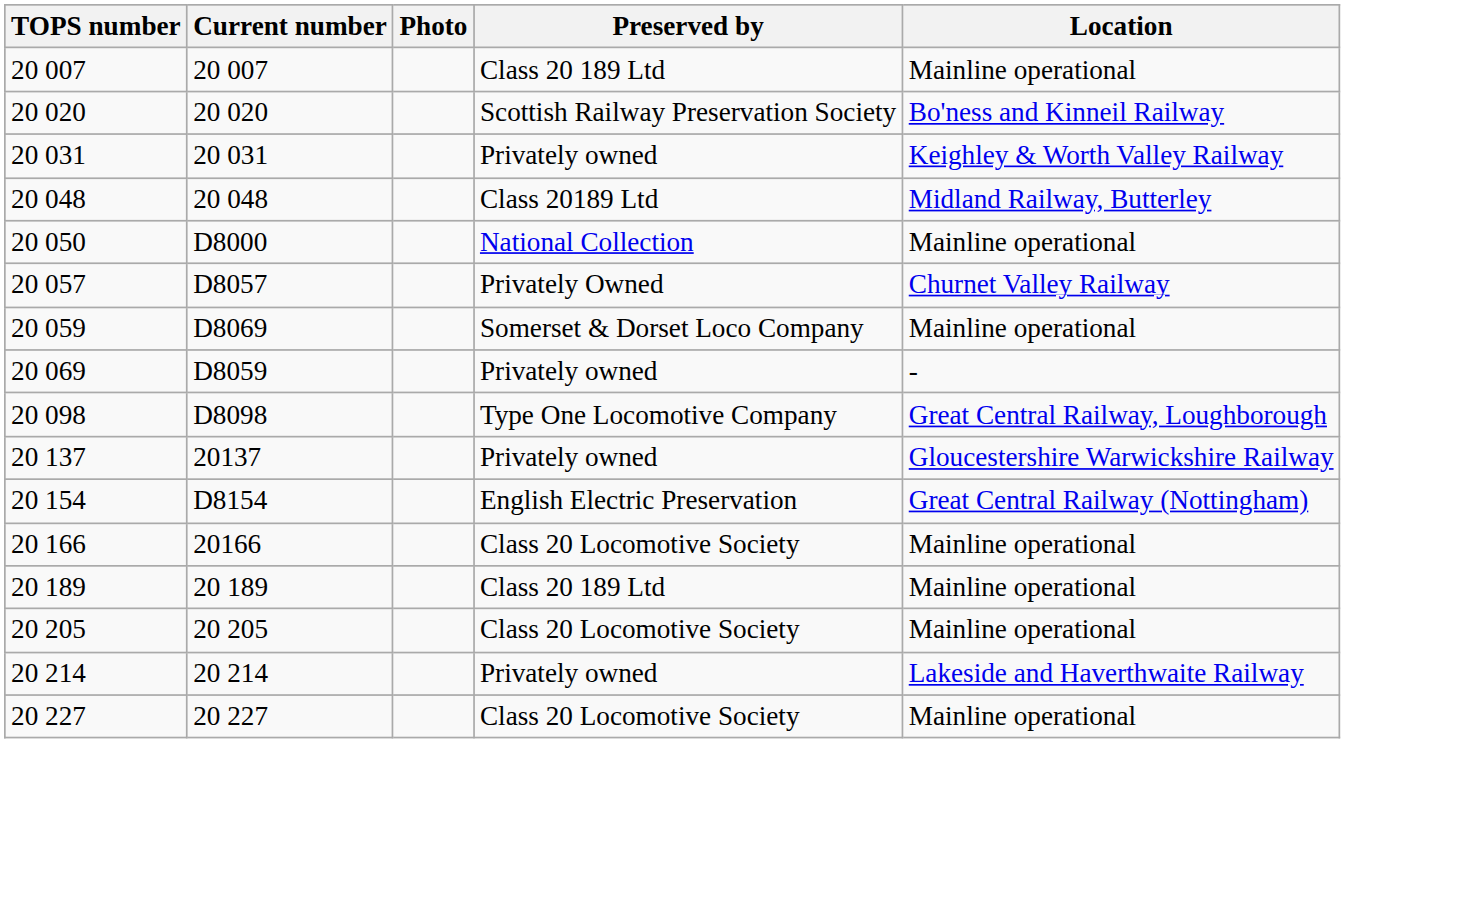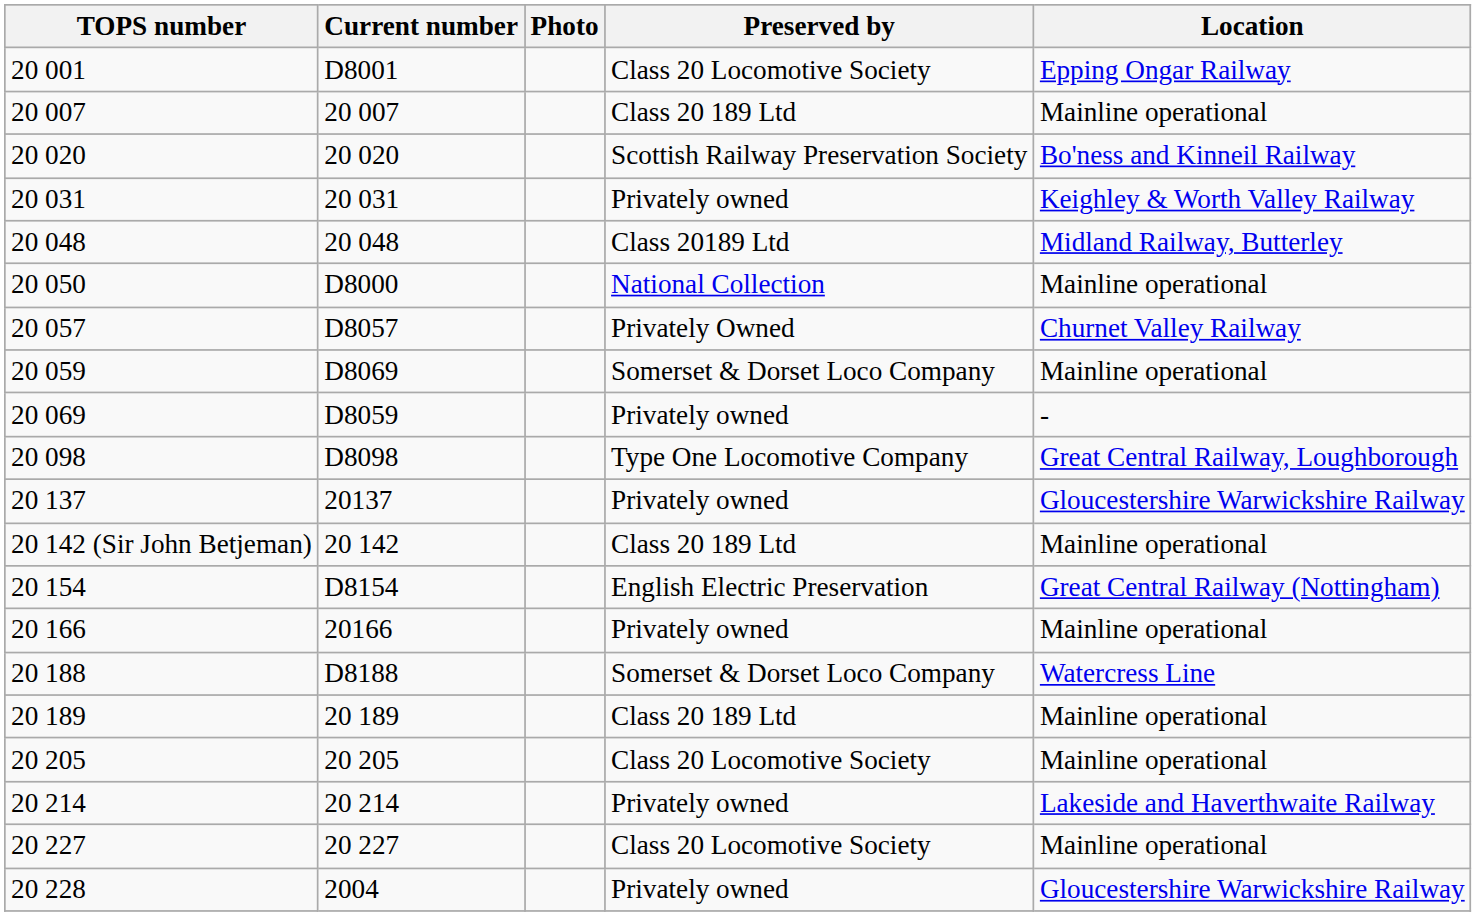+ row: (49, 69)
+ row: (161, 543)
(640, 543) Class 20 Locomotive Society -> (700, 629) Privately owned
+ row: (49, 673)
+ row: (49, 888)
